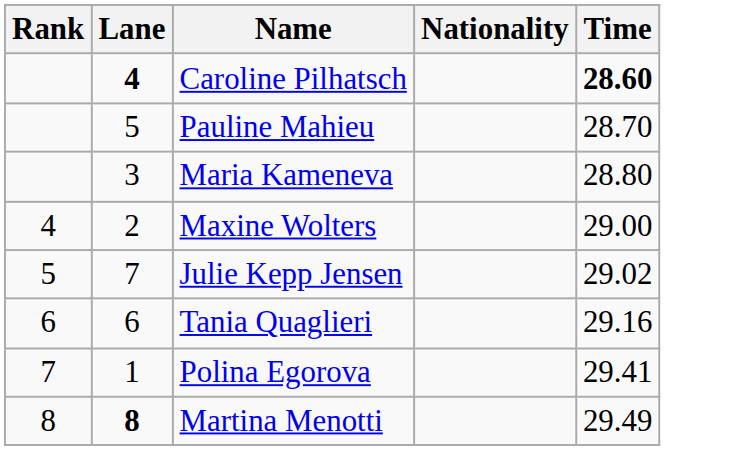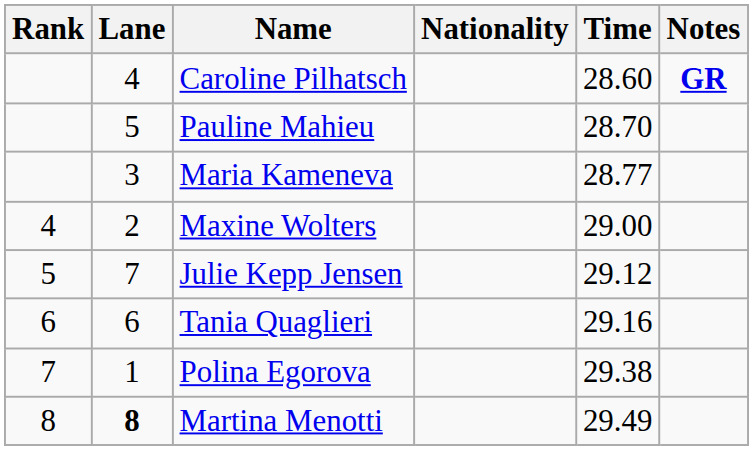+ column: (703, 28)
(132, 77) bold -> (132, 77) normal
(618, 77) bold -> (618, 77) normal
(618, 175) 28.80 -> (618, 175) 28.77
(618, 273) 29.02 -> (618, 273) 29.12
(618, 371) 29.41 -> (618, 371) 29.38
